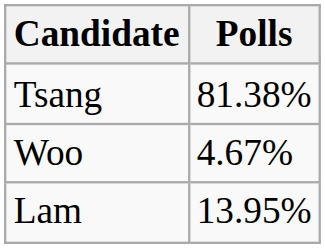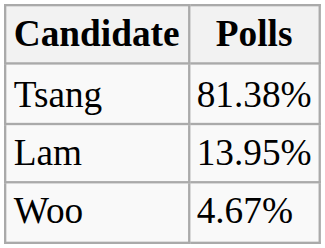rows swapped: (48, 211) <-> (49, 152)
